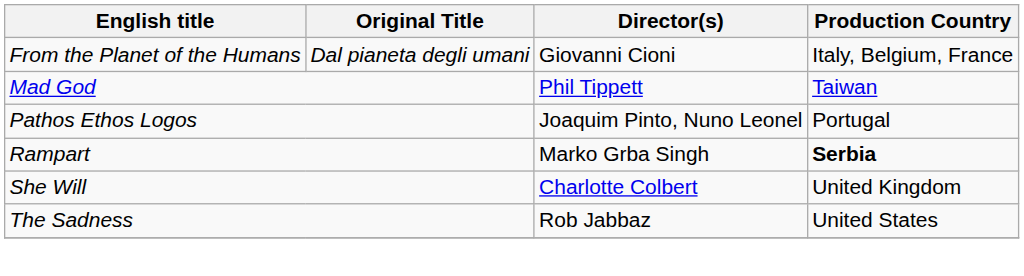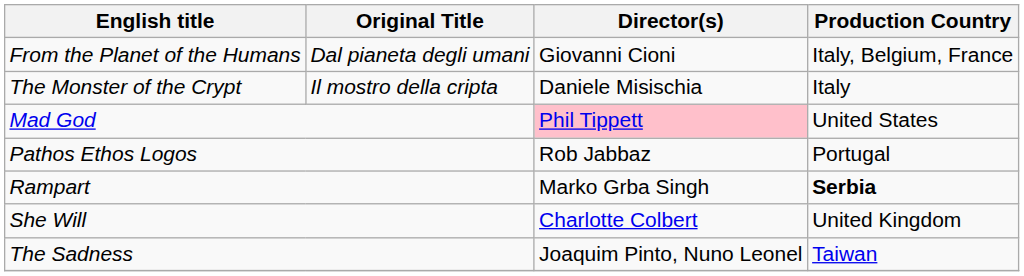+ row: (125, 87)
(591, 87) no background -> (591, 120) pink background
(845, 87) Taiwan -> (875, 120) United States
(671, 120) Joaquim Pinto, Nuno Leonel -> (595, 154) Rob Jabbaz
(595, 220) Rob Jabbaz -> (671, 253) Joaquim Pinto, Nuno Leonel
(875, 220) United States -> (845, 253) Taiwan
